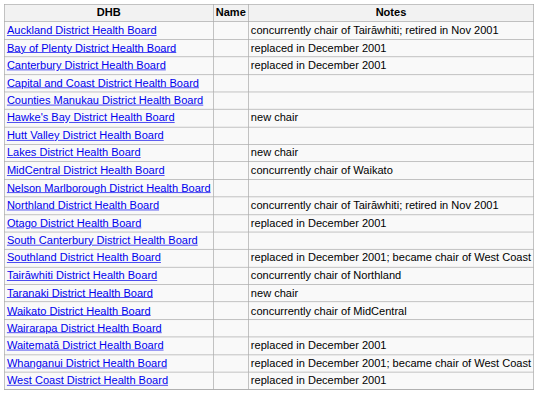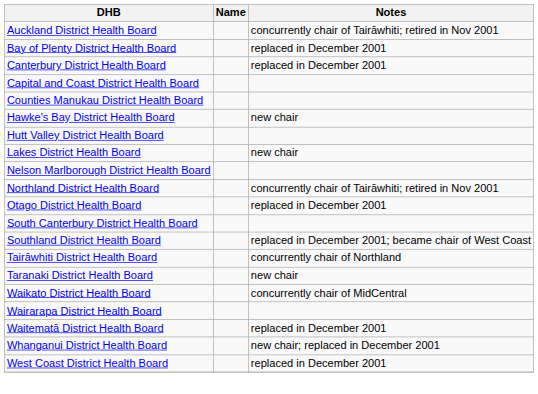- row: (86, 170)
(391, 363) replaced in December 2001; became chair of West Coast -> (345, 345) new chair; replaced in December 2001
